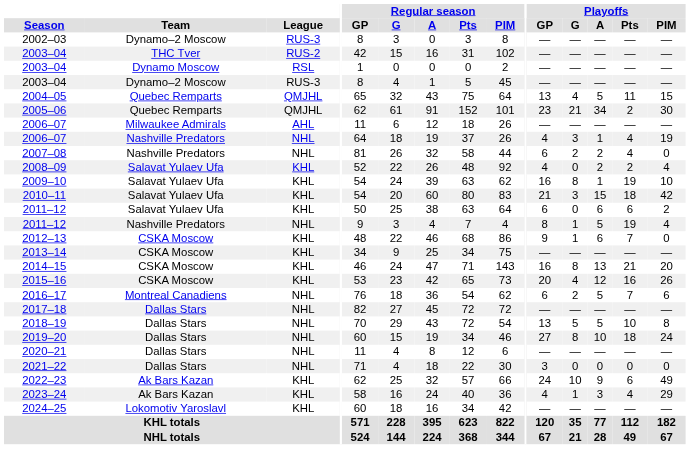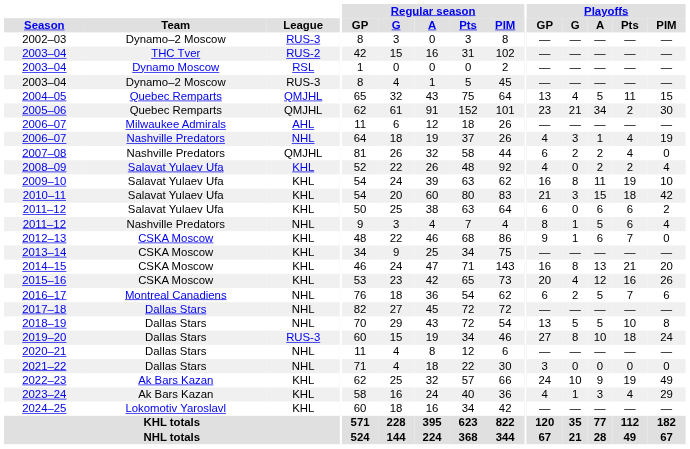(303, 153) NHL -> (303, 153) QMJHL
(600, 181) 1 -> (600, 181) 11
(630, 224) 19 -> (630, 224) 6
(303, 337) NHL -> (303, 337) RUS-3
(630, 380) 6 -> (630, 380) 19
